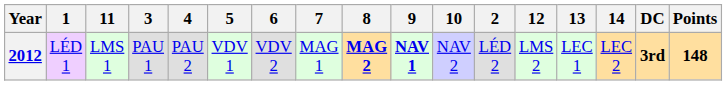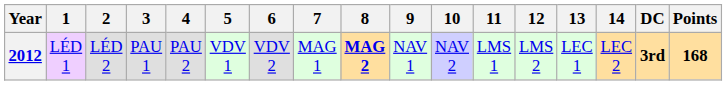columns swapped: (495, 18) <-> (107, 18)
(412, 56) bold -> (410, 56) normal
(695, 56) 148 -> (695, 56) 168
